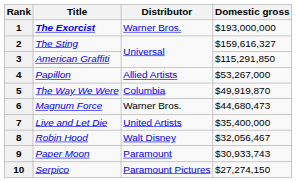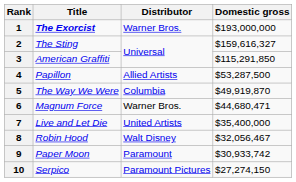(243, 75) $53,267,000 -> (243, 75) $53,287,500
(243, 106) $44,680,473 -> (243, 106) $44,680,471
(243, 153) $30,933,743 -> (243, 153) $30,933,742
